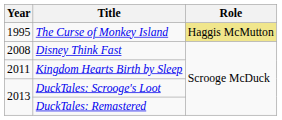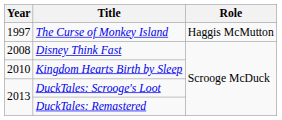(19, 32) 1995 -> (19, 32) 1997
(231, 32) khaki background -> (231, 32) no background
(19, 69) 2011 -> (19, 69) 2010
